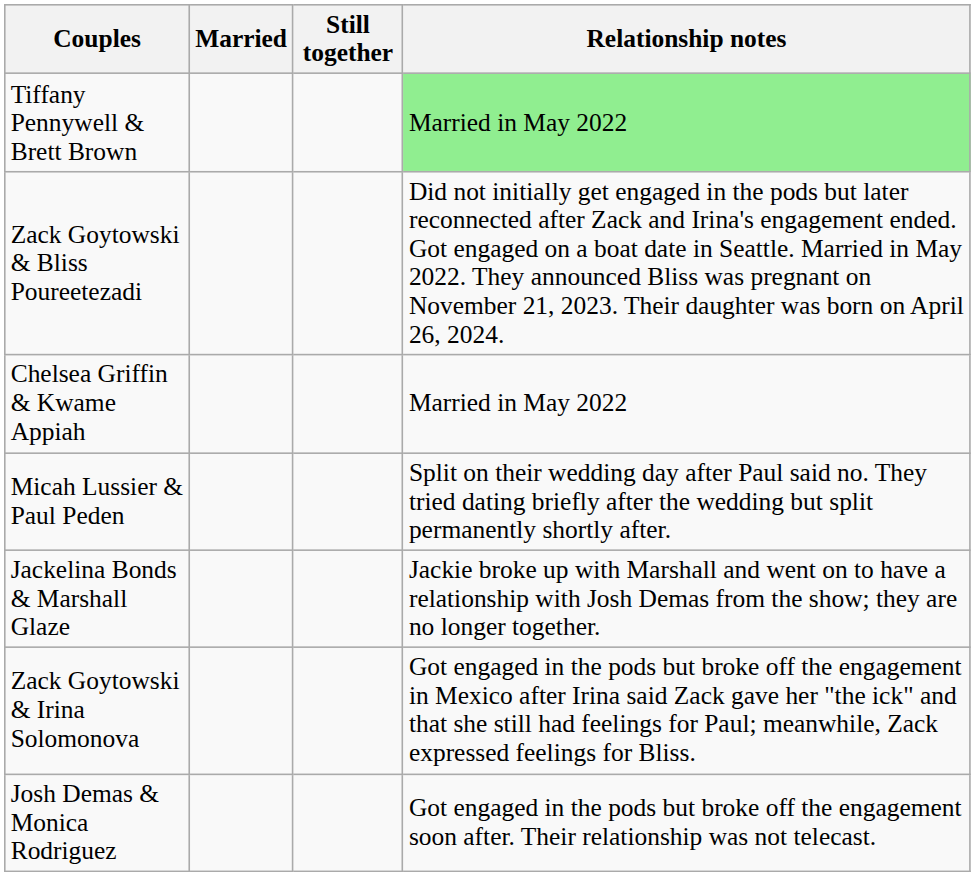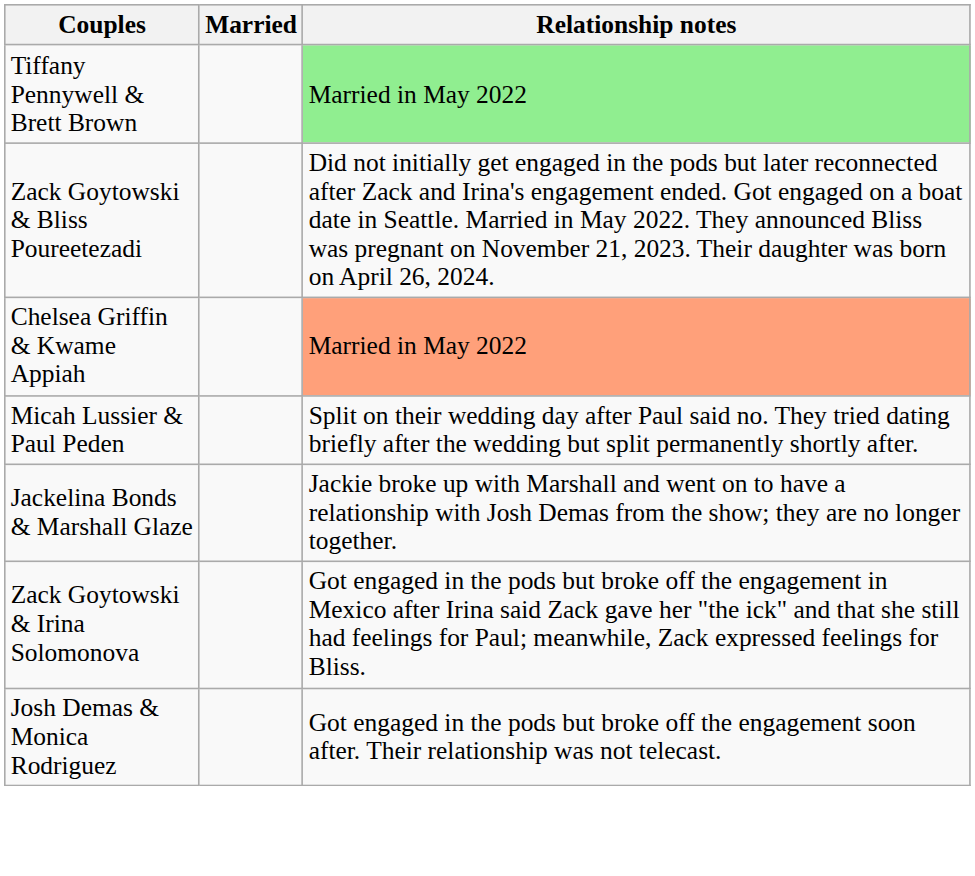- column: (348, 38)
(518, 403) no background -> (418, 346) lightsalmon background
